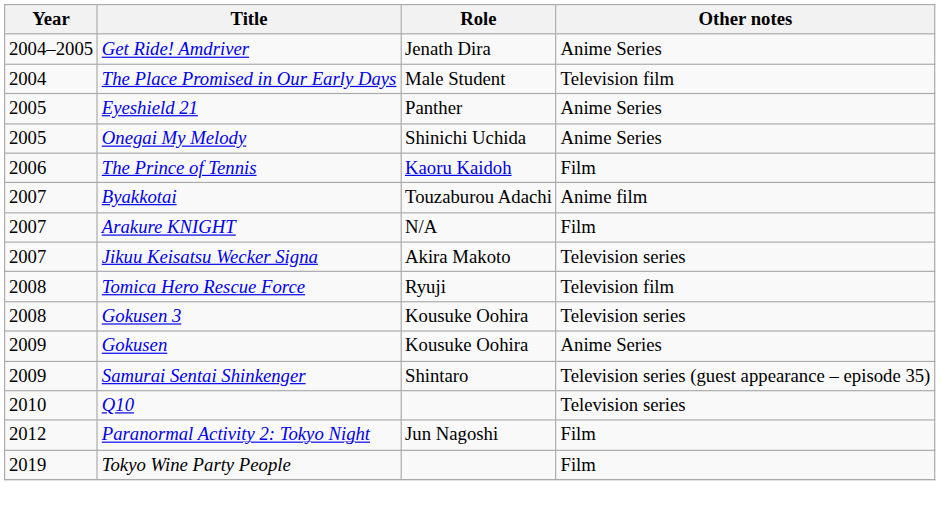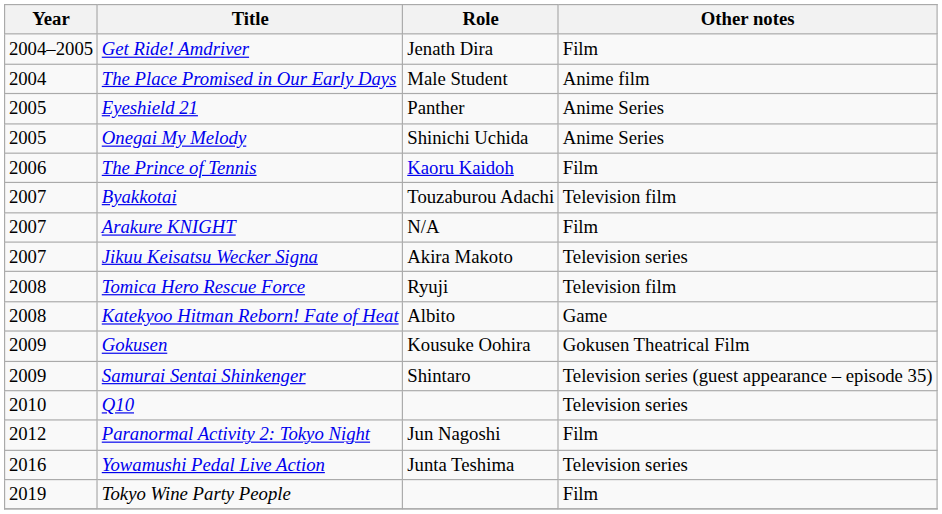(611, 49) Anime Series -> (580, 49) Film
(617, 78) Television film -> (606, 78) Anime film
(604, 197) Anime film -> (620, 197) Television film
- row: (142, 316)
+ row: (250, 316)
(611, 345) Anime Series -> (656, 345) Gokusen Theatrical Film
+ row: (213, 464)
